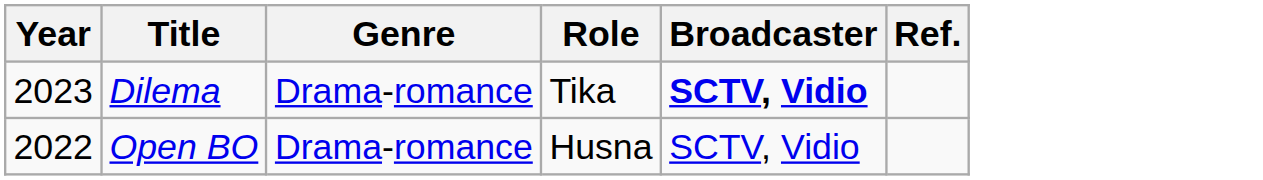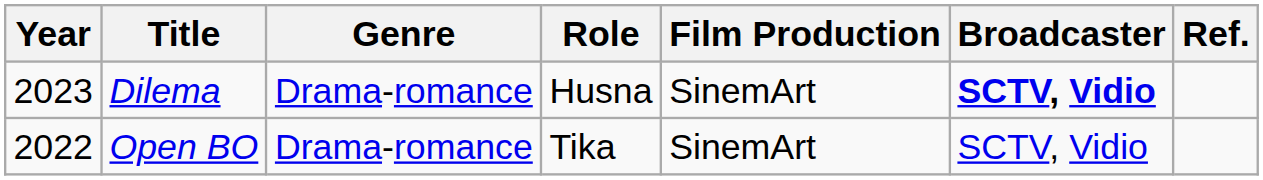+ column: (805, 34)
(582, 90) Tika -> (601, 90) Husna
(601, 147) Husna -> (582, 147) Tika
